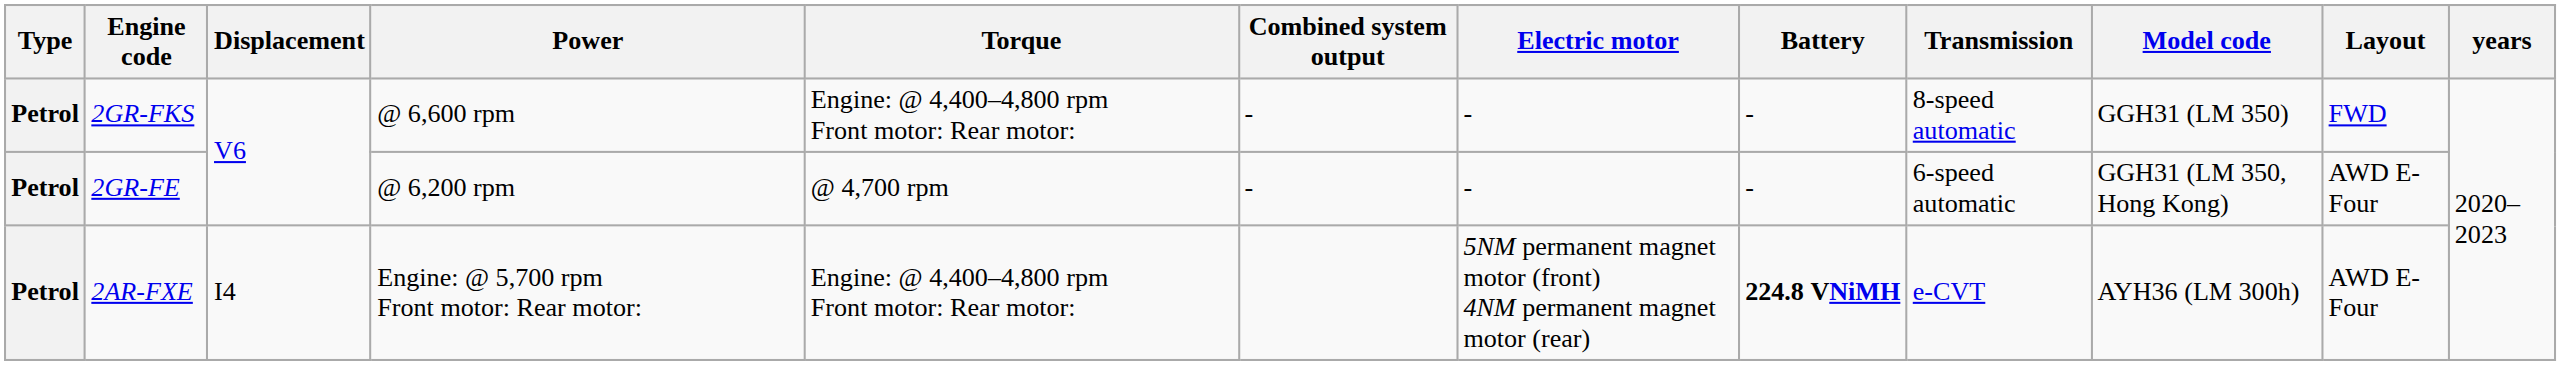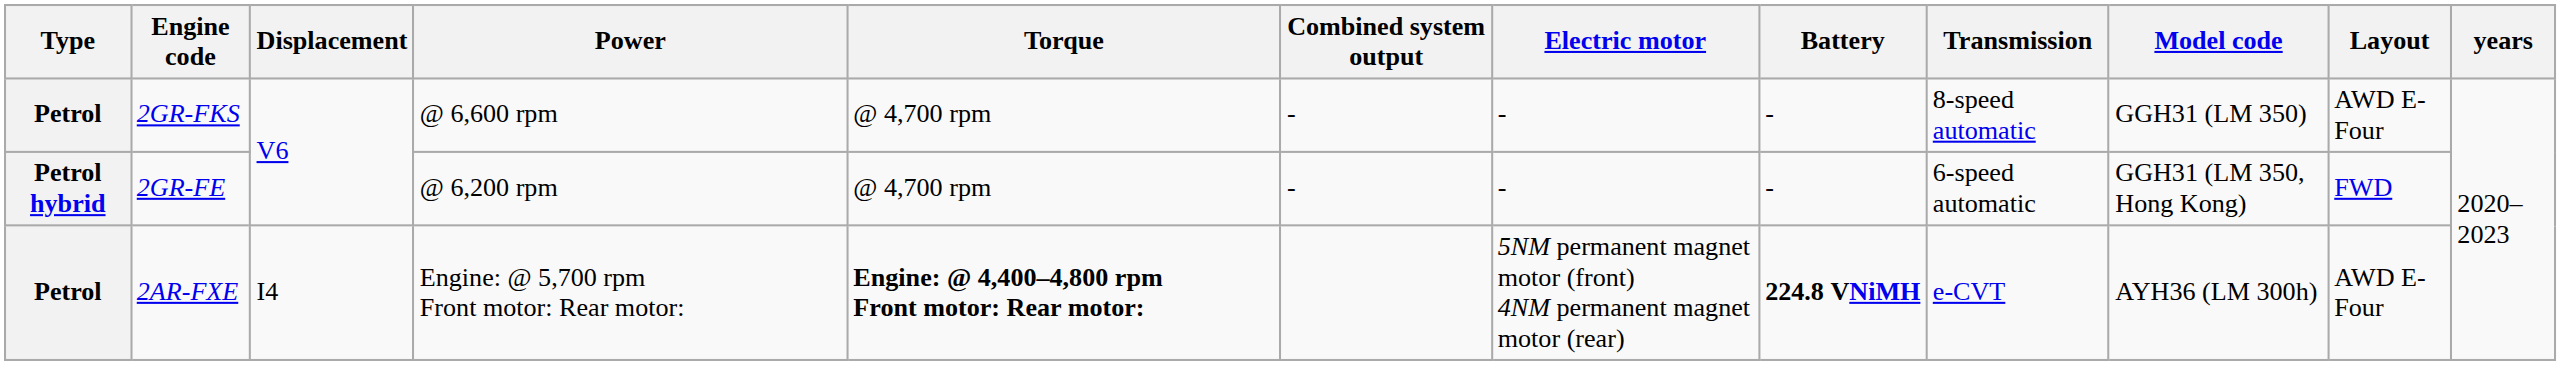(960, 114) Engine: @ 4,400–4,800 rpm Front motor: Rear motor: -> (922, 114) @ 4,700 rpm
(2358, 114) FWD -> (2380, 114) AWD E-Four
(45, 188) Petrol -> (68, 188) Petrol hybrid
(2374, 188) AWD E-Four -> (2363, 188) FWD
(960, 292) normal -> (1008, 292) bold
